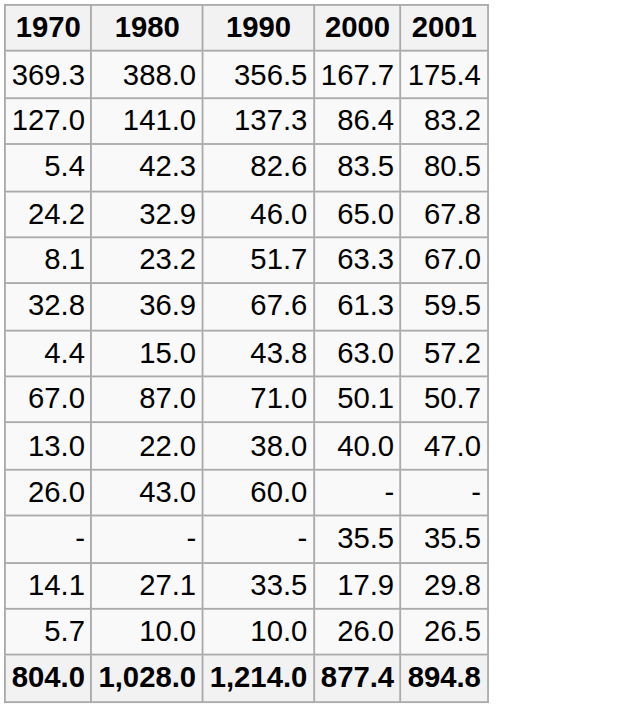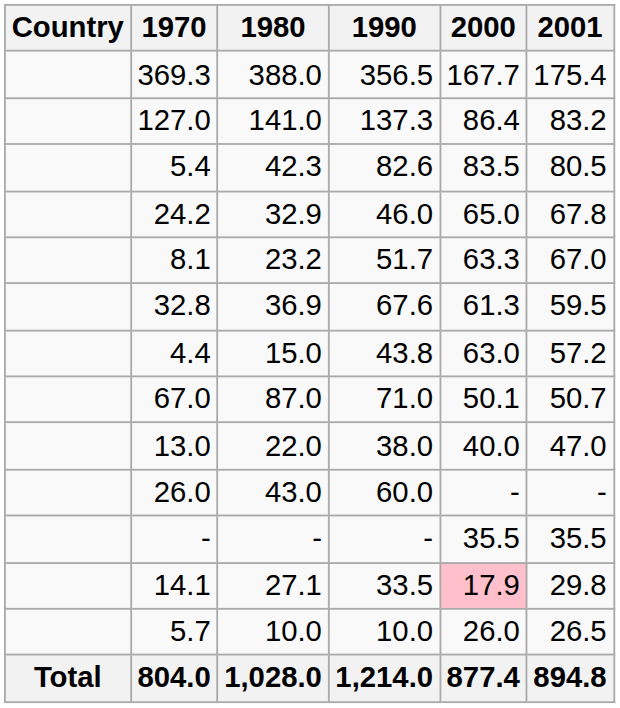+ column: (68, 27)
(366, 584) no background -> (491, 584) pink background
